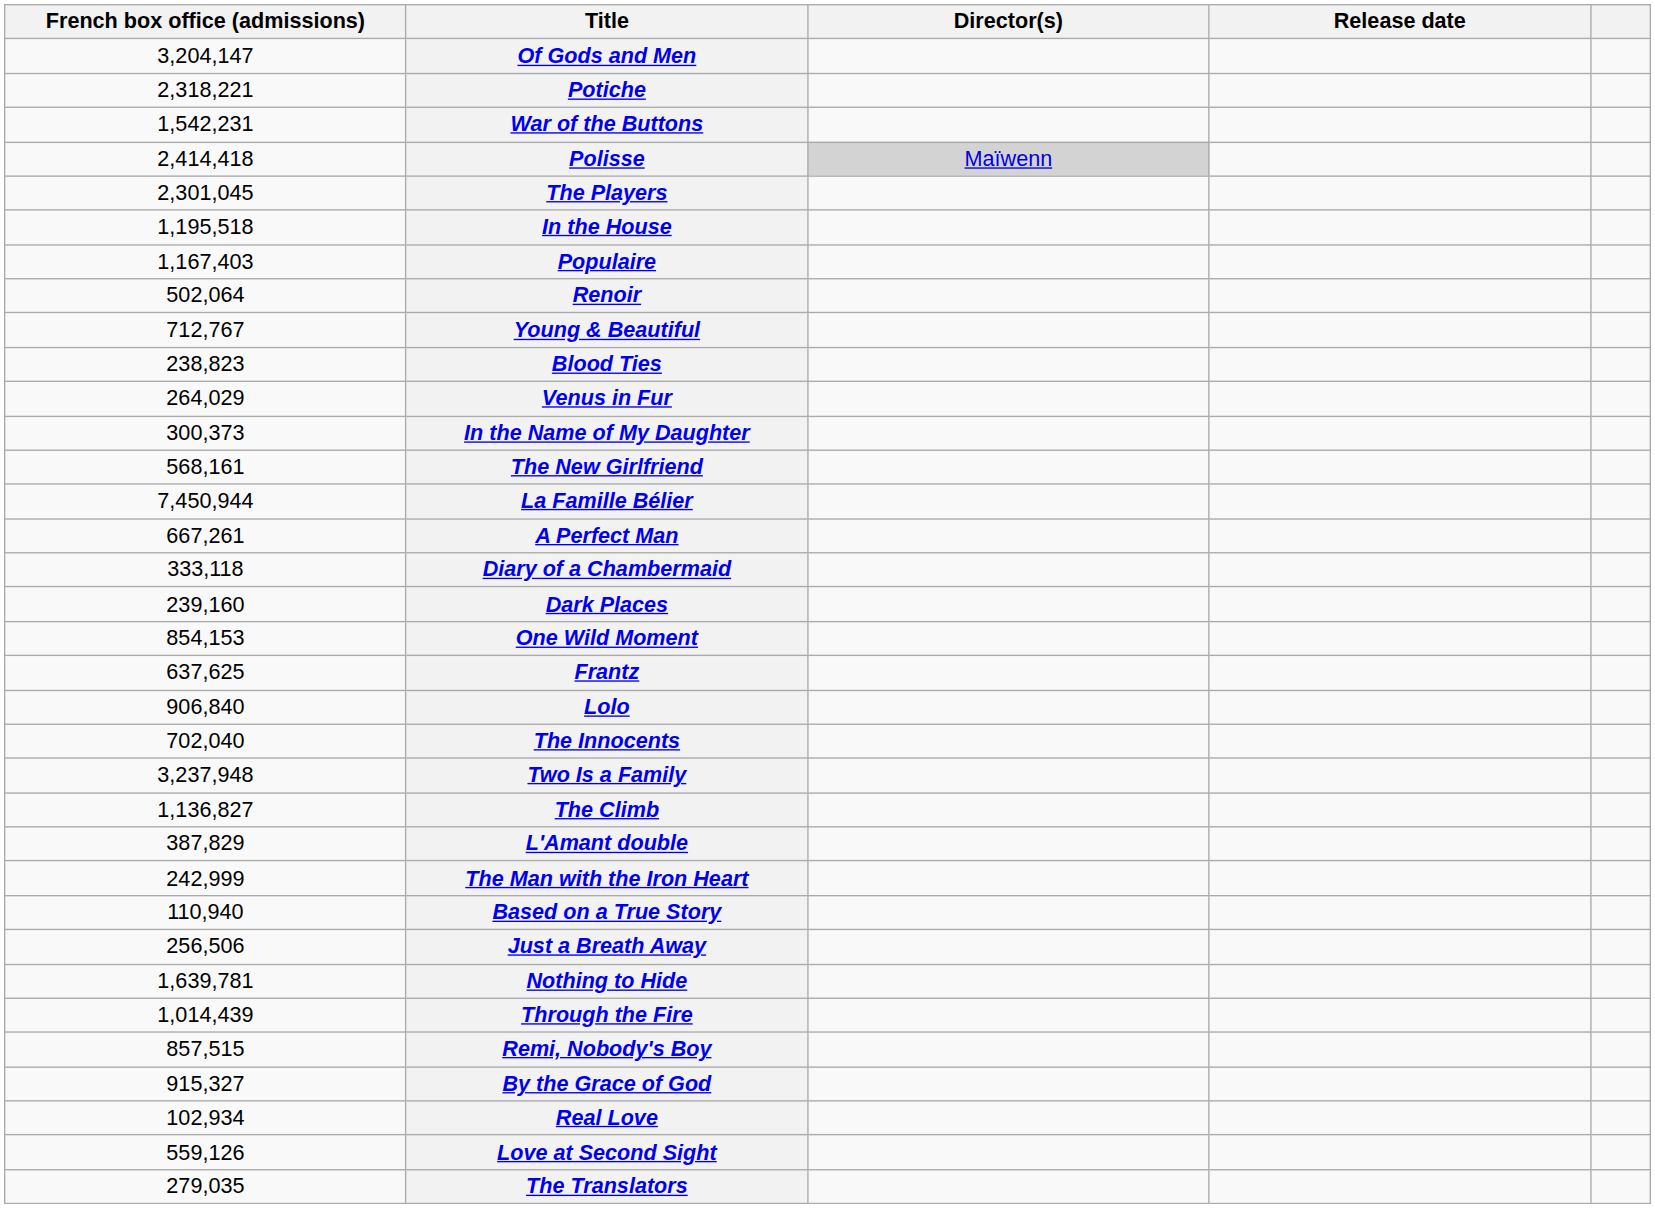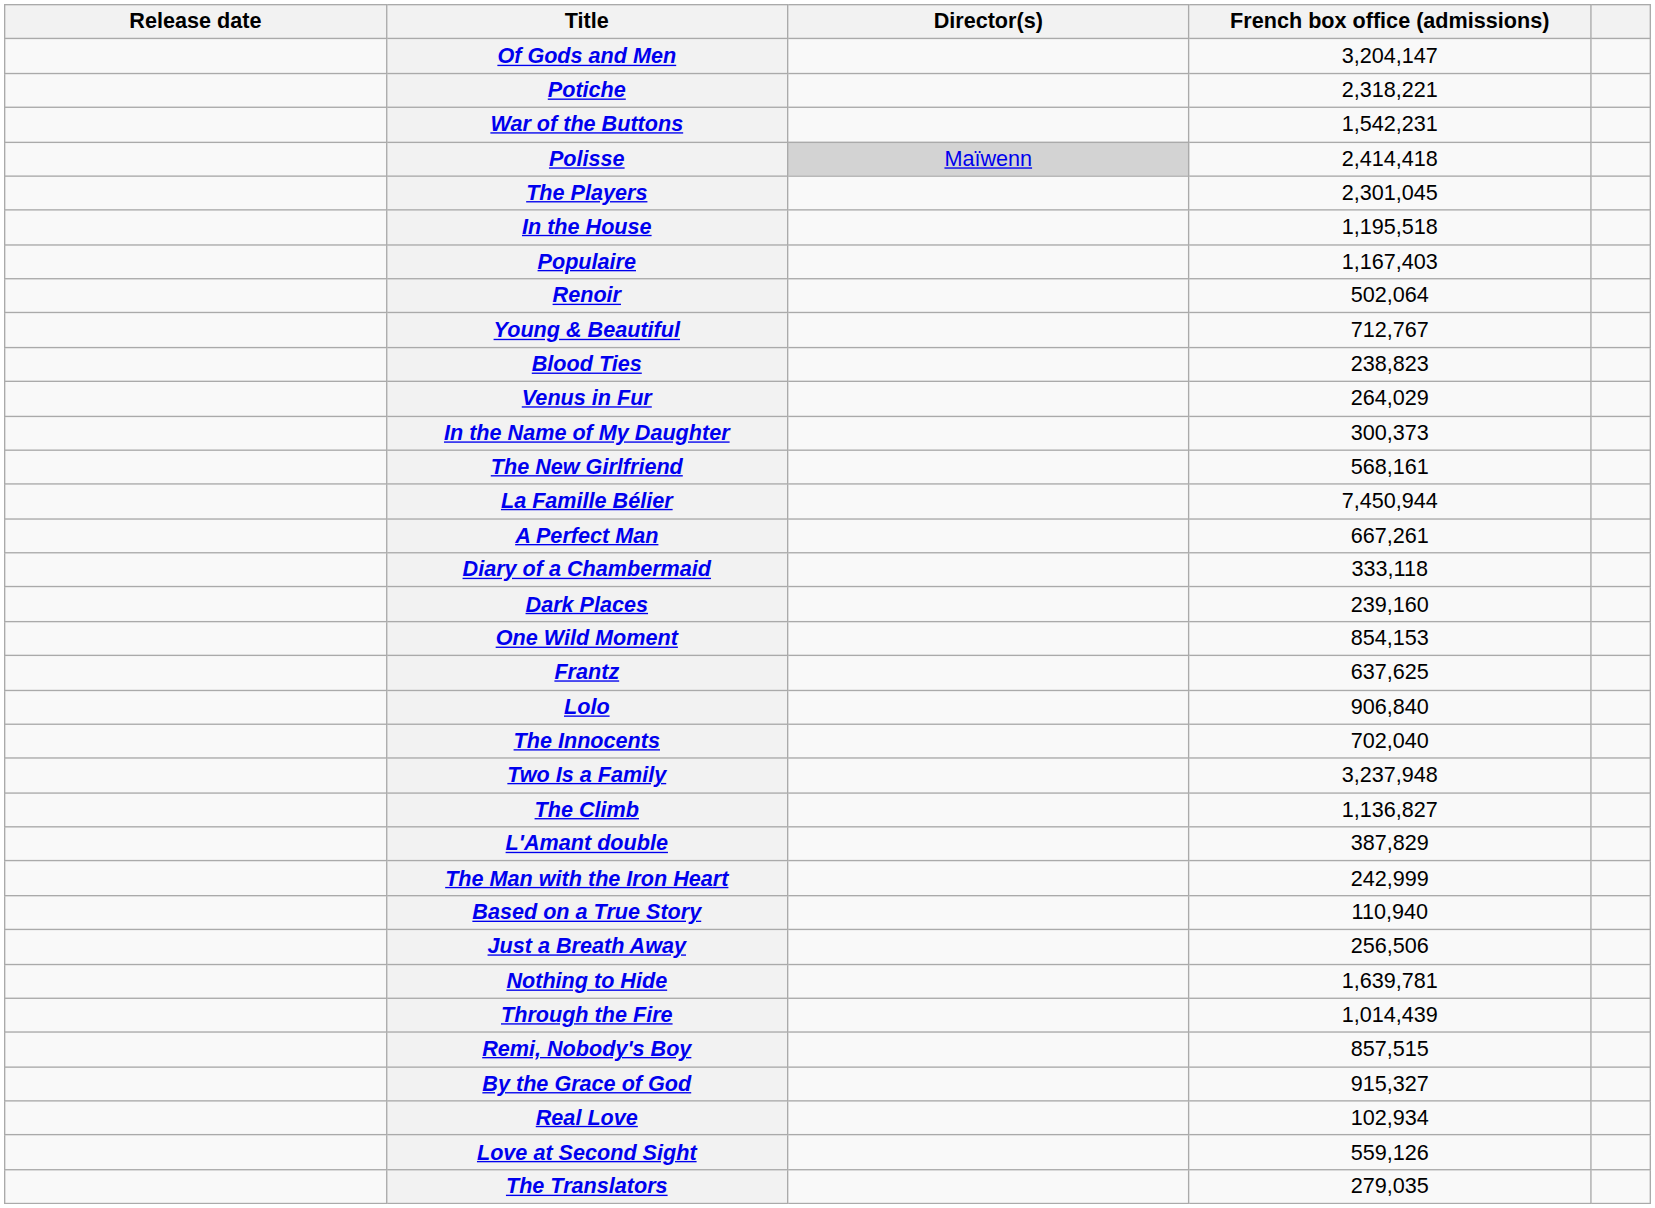columns swapped: (1400, 21) <-> (205, 21)
